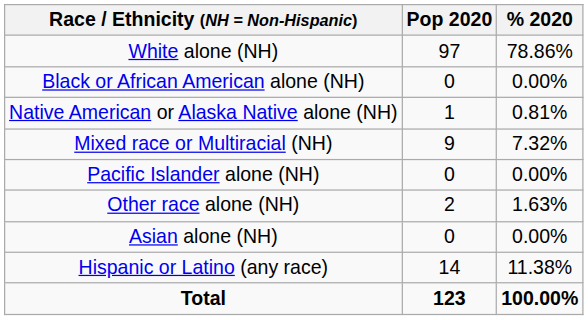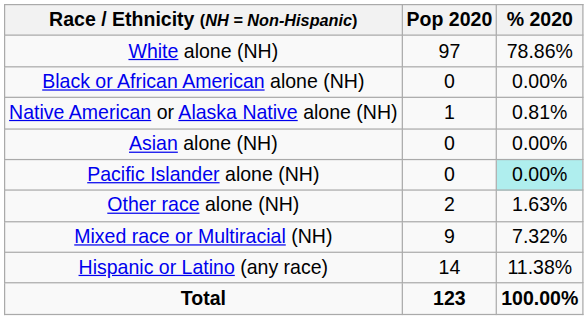rows swapped: (203, 236) <-> (203, 143)
(540, 174) no background -> (540, 174) paleturquoise background
